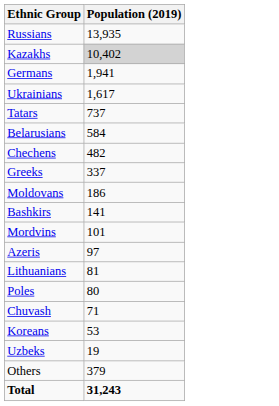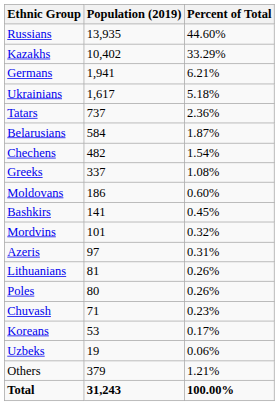+ column: (229, 14)
(104, 53) lightgrey background -> (104, 53) no background
